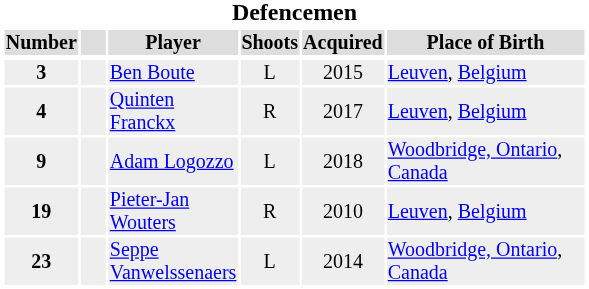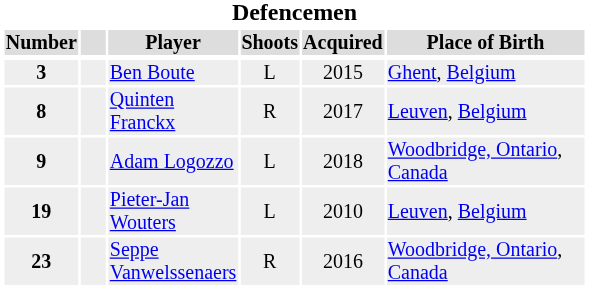(457, 72) Leuven, Belgium -> (452, 72) Ghent, Belgium
(41, 111) 4 -> (41, 111) 8
(270, 211) R -> (270, 211) L
(270, 261) L -> (270, 261) R
(343, 261) 2014 -> (343, 261) 2016
